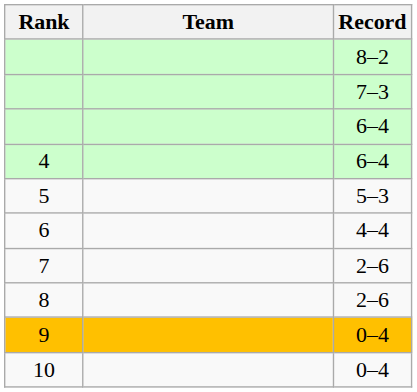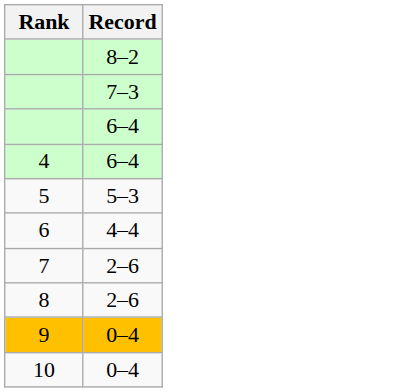- column: (208, 21)
